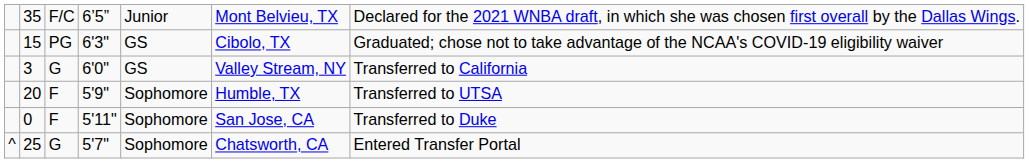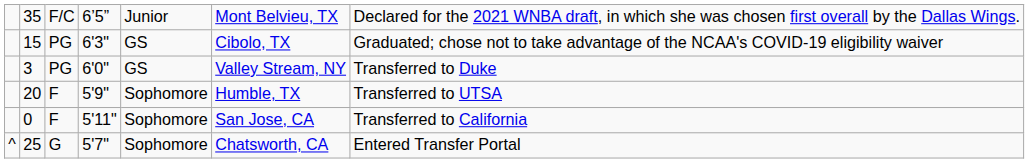(55, 68) G -> (60, 68) PG
(440, 68) Transferred to California -> (425, 68) Transferred to Duke
(425, 119) Transferred to Duke -> (440, 119) Transferred to California
